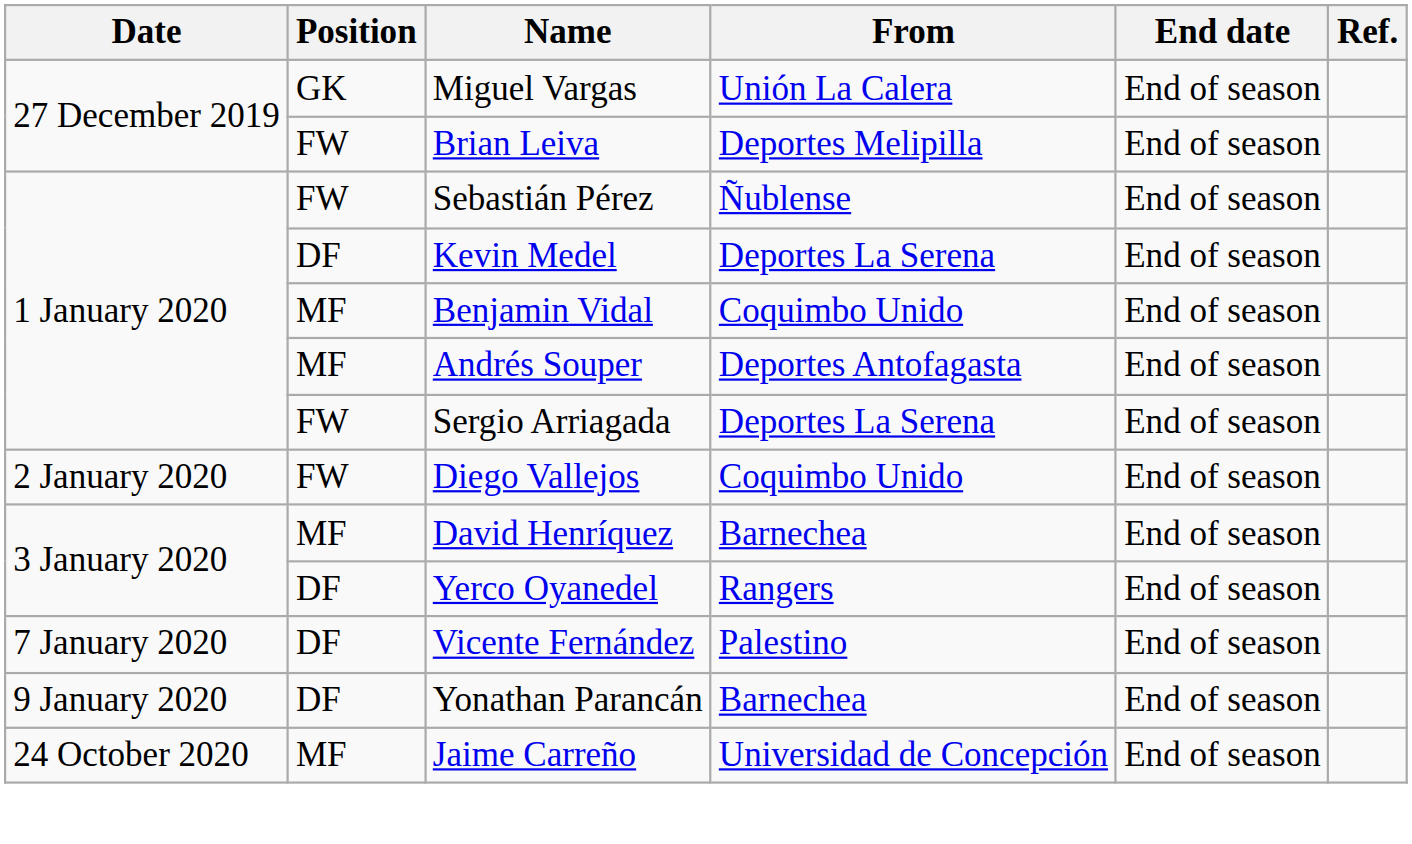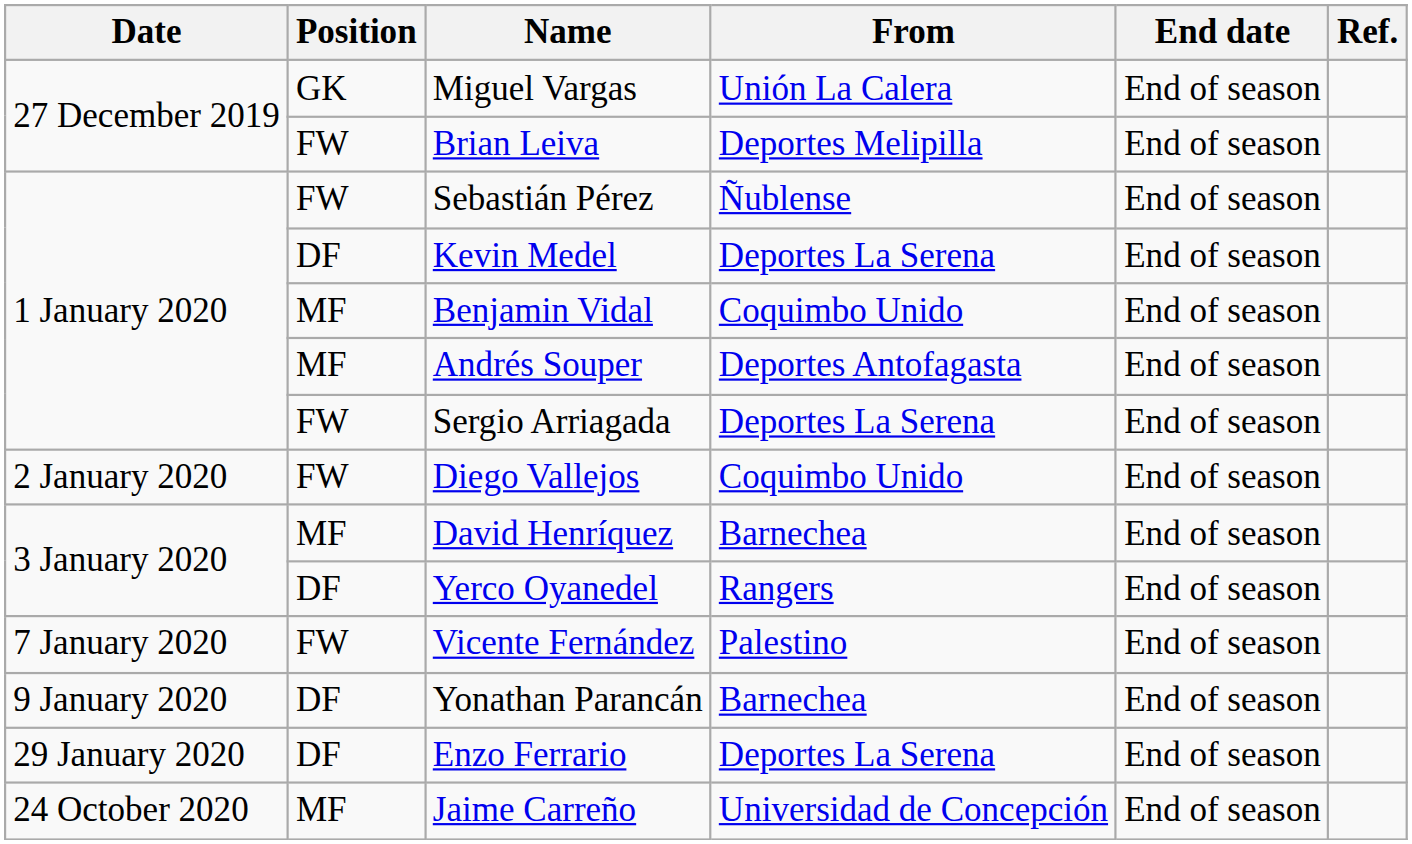(318, 643) DF -> (322, 643) FW
+ row: (530, 754)
